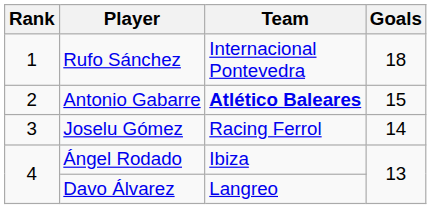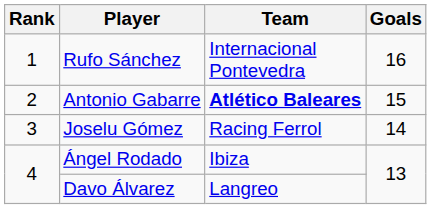(396, 59) 18 -> (396, 59) 16
